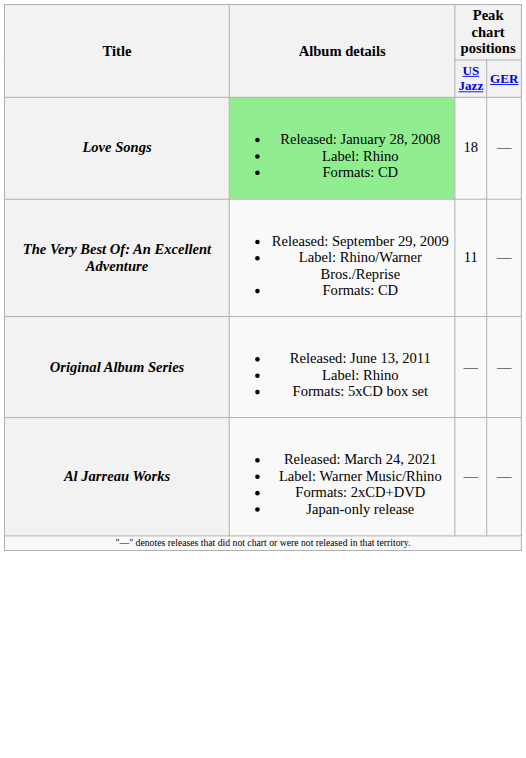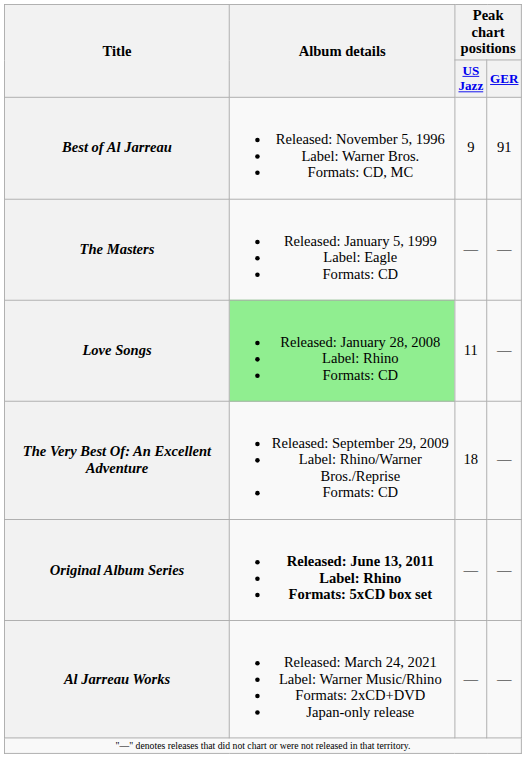+ row: (117, 148)
+ row: (117, 249)
(471, 148) 18 -> (471, 350) 11
(471, 257) 11 -> (471, 460) 18
(342, 375) normal -> (342, 578) bold
